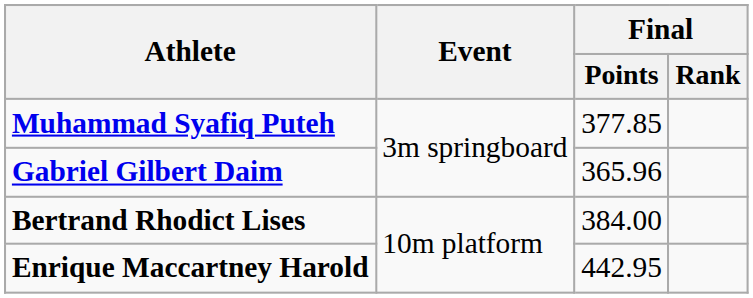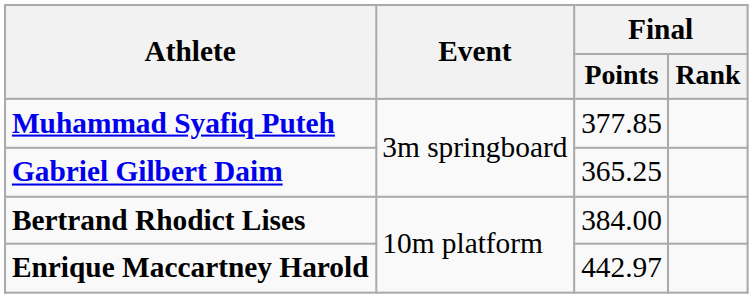(622, 171) 365.96 -> (622, 171) 365.25
(622, 268) 442.95 -> (622, 268) 442.97
